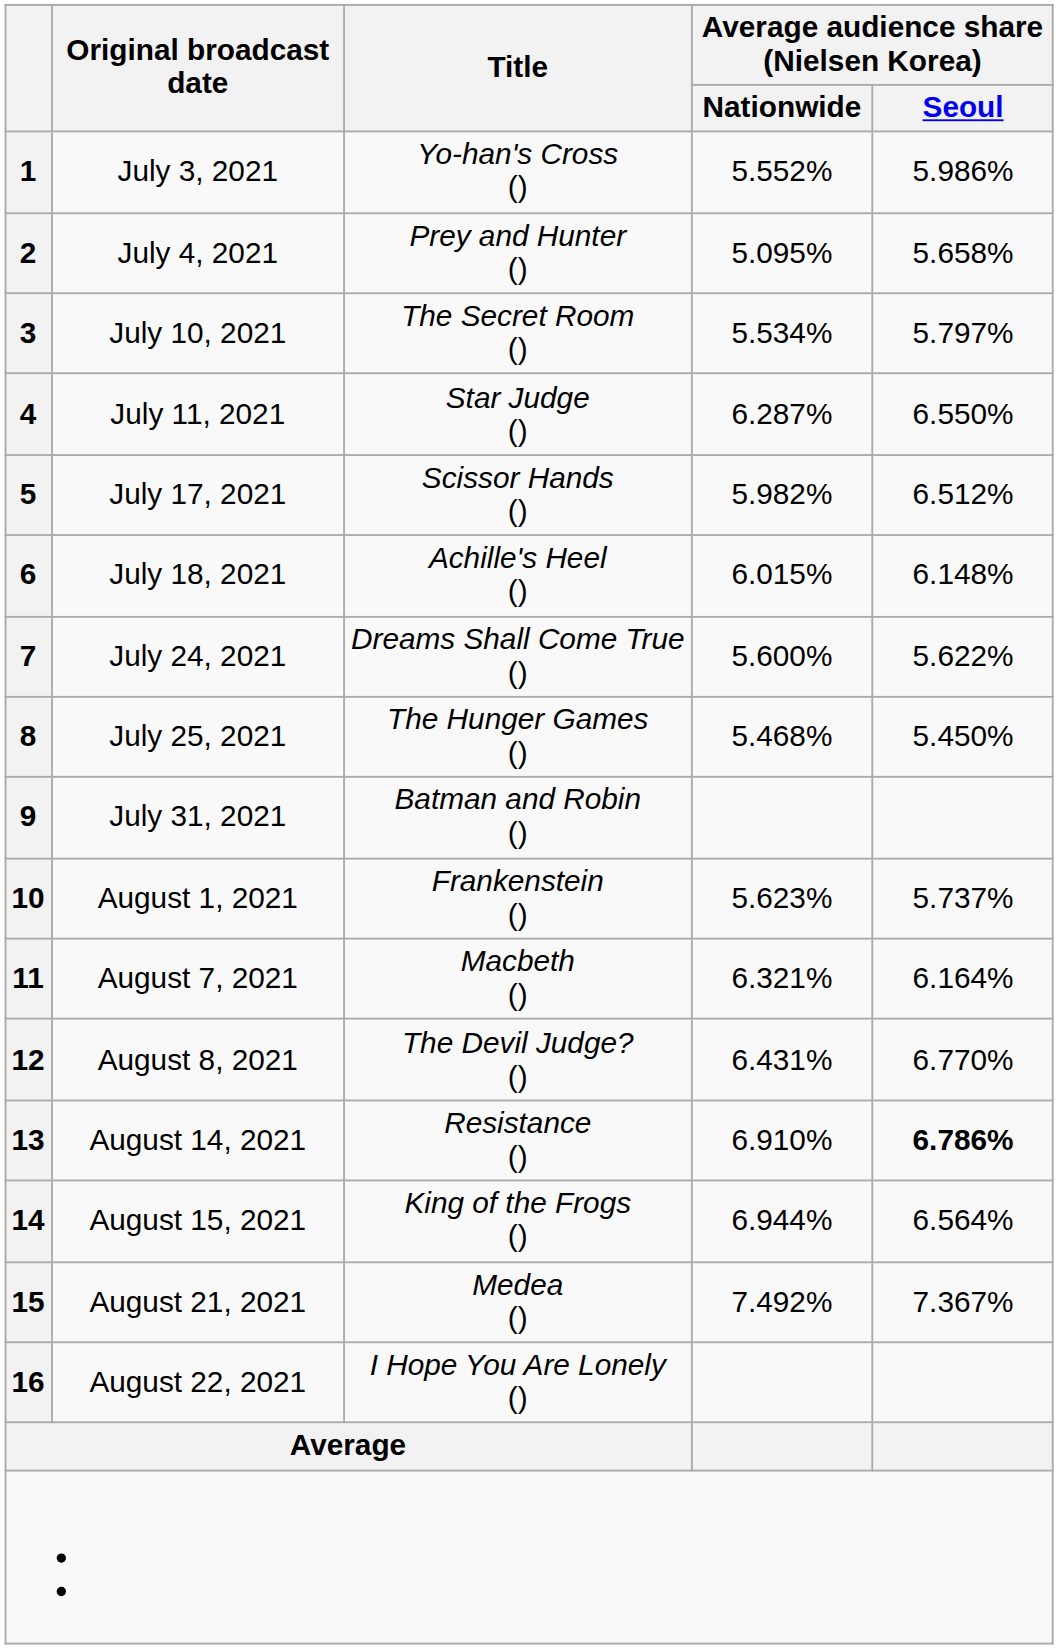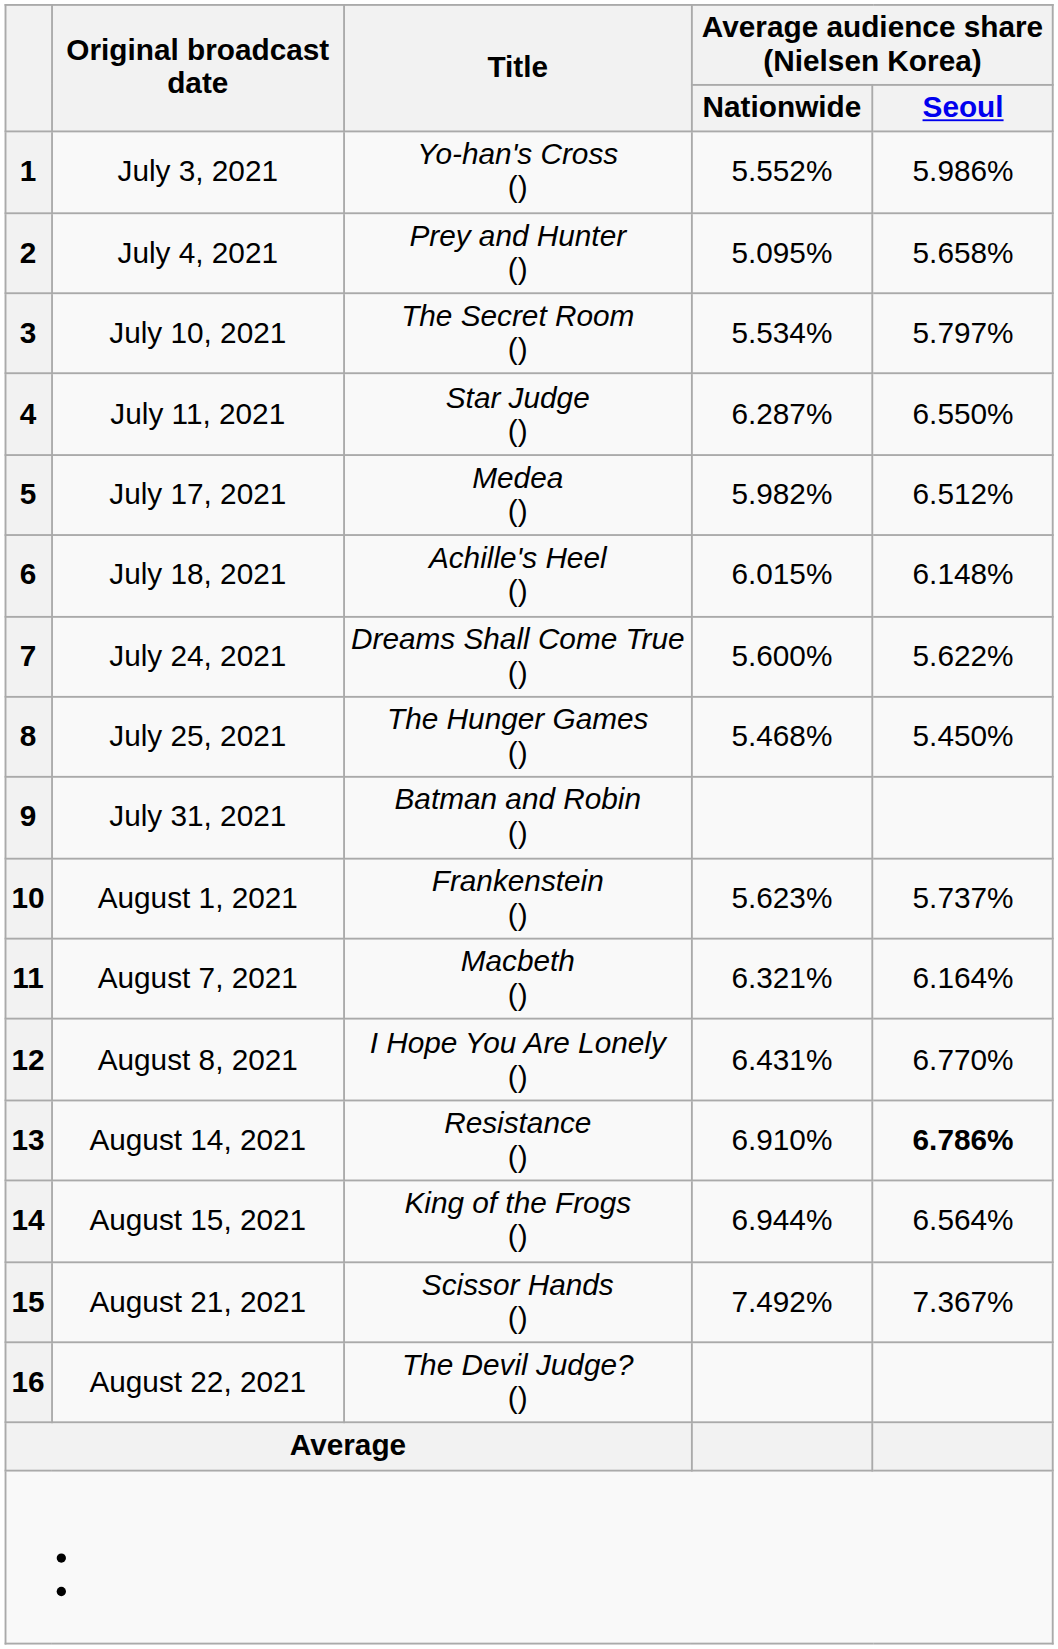(518, 494) Scissor Hands () -> (518, 494) Medea ()
(518, 1059) The Devil Judge? () -> (518, 1059) I Hope You Are Lonely ()
(518, 1301) Medea () -> (518, 1301) Scissor Hands ()
(518, 1381) I Hope You Are Lonely () -> (518, 1381) The Devil Judge? ()
